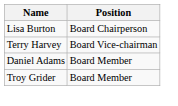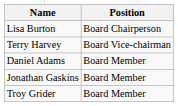+ row: (43, 77)
